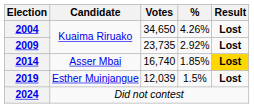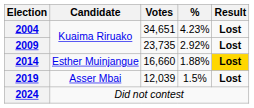(159, 29) 34,650 -> (159, 29) 34,651
(195, 29) 4.26% -> (195, 29) 4.23%
(95, 62) Asser Mbai -> (95, 62) Esther Muinjangue
(159, 62) 16,740 -> (159, 62) 16,660
(195, 62) 1.85% -> (195, 62) 1.88%
(95, 78) Esther Muinjangue -> (95, 78) Asser Mbai
